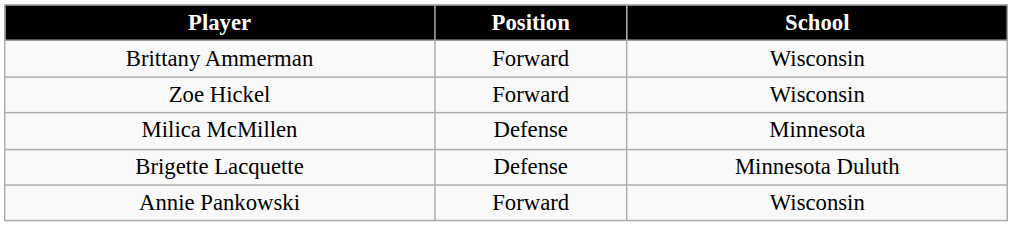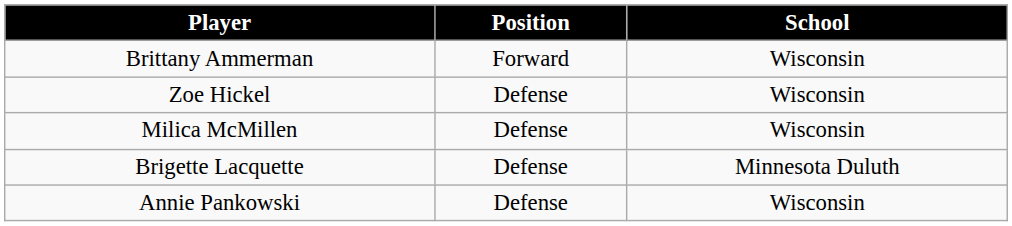(531, 94) Forward -> (531, 94) Defense
(817, 130) Minnesota -> (817, 130) Wisconsin
(531, 202) Forward -> (531, 202) Defense
